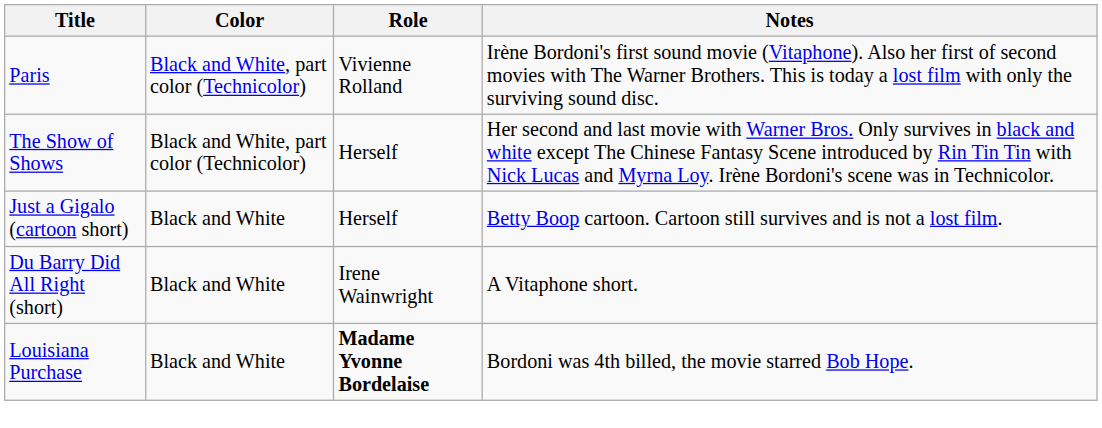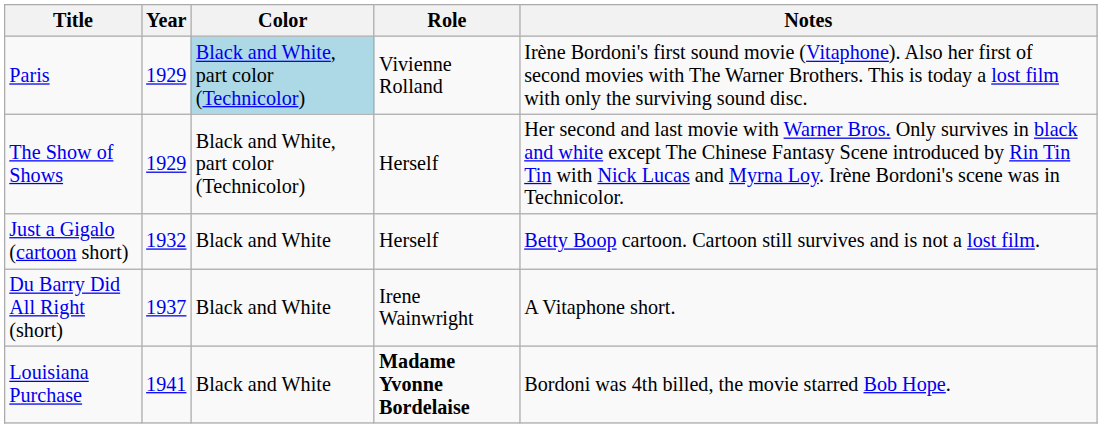+ column: (166, 20)
(238, 75) no background -> (266, 75) lightblue background
